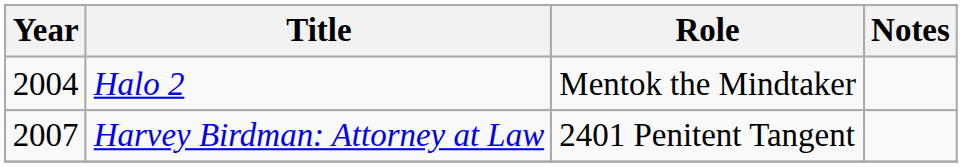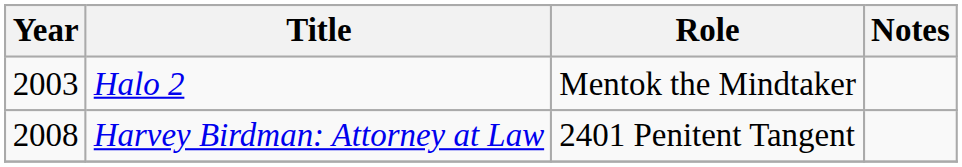(46, 82) 2004 -> (46, 82) 2003
(46, 135) 2007 -> (46, 135) 2008
